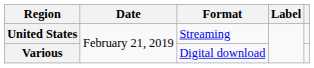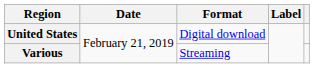(205, 33) Streaming -> (222, 33) Digital download
(222, 53) Digital download -> (205, 53) Streaming
